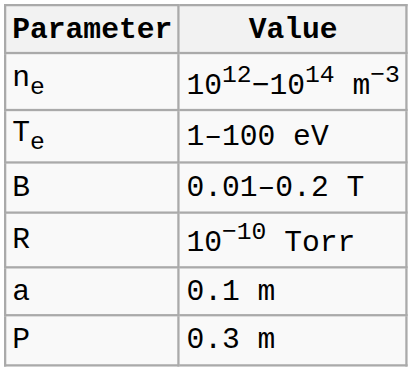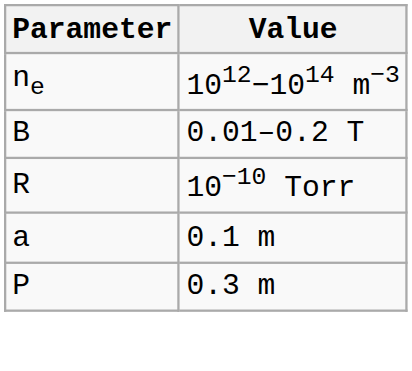- row: (29, 136)
